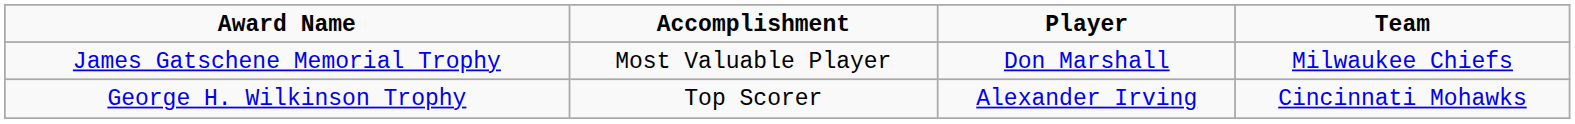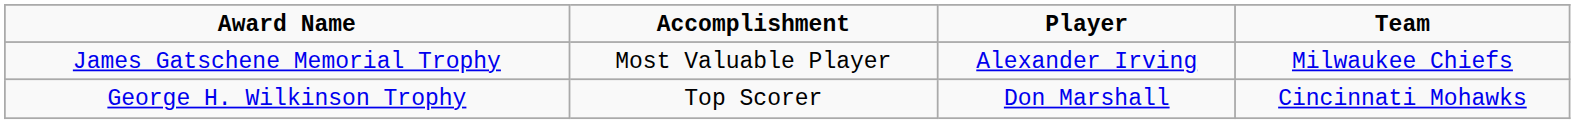(1087, 61) Don Marshall -> (1087, 61) Alexander Irving
(1087, 99) Alexander Irving -> (1087, 99) Don Marshall
